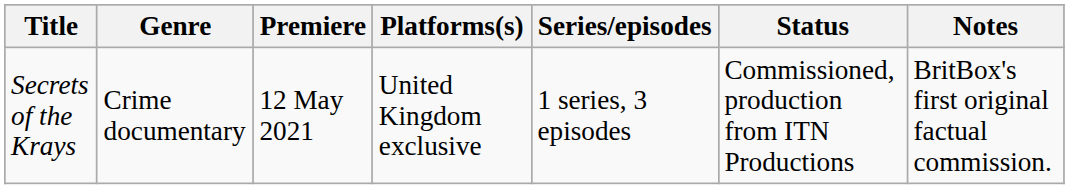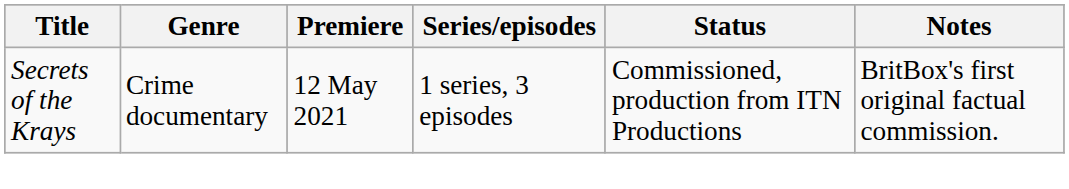- column: (452, 26)
